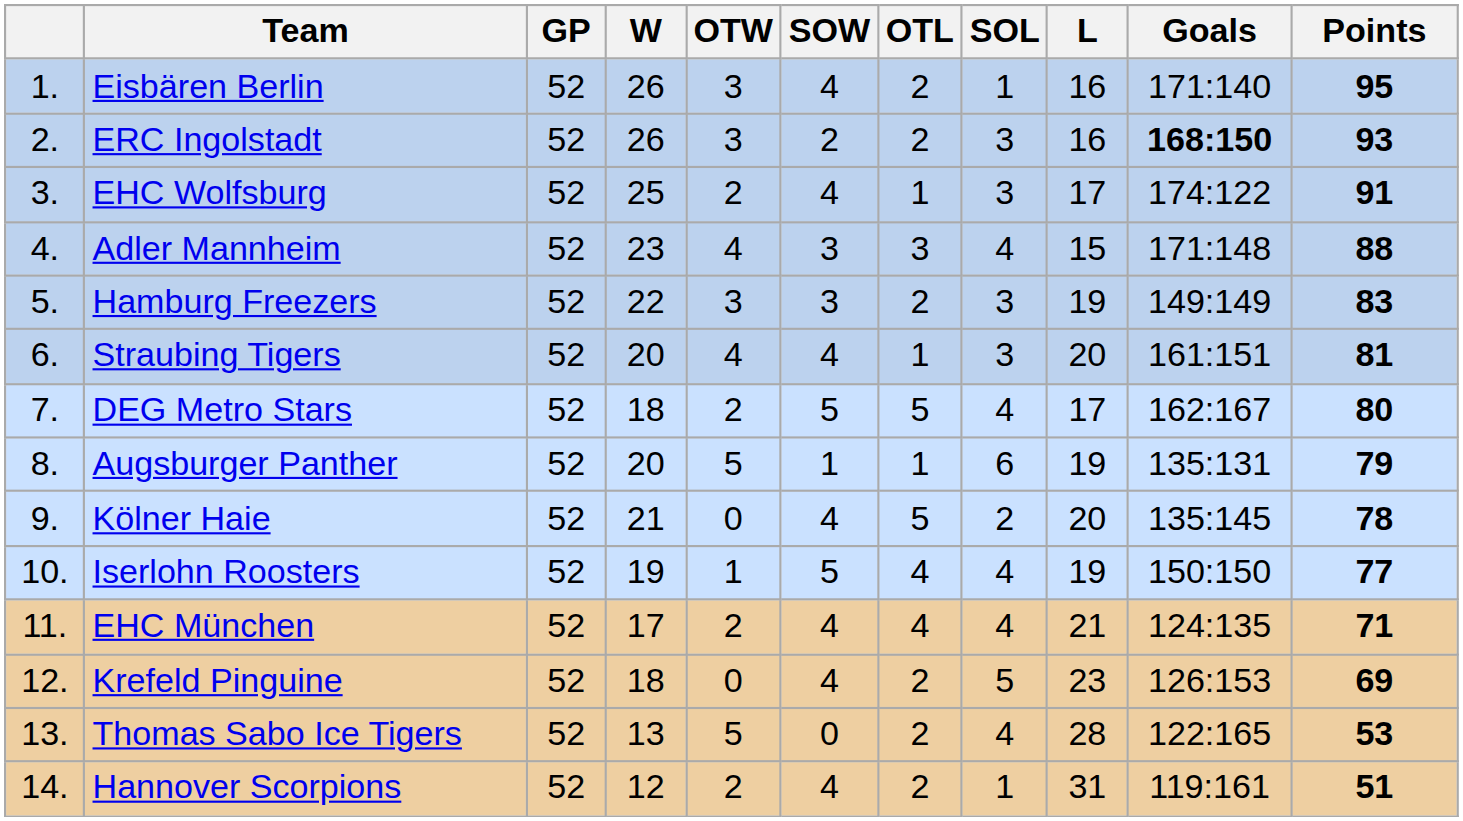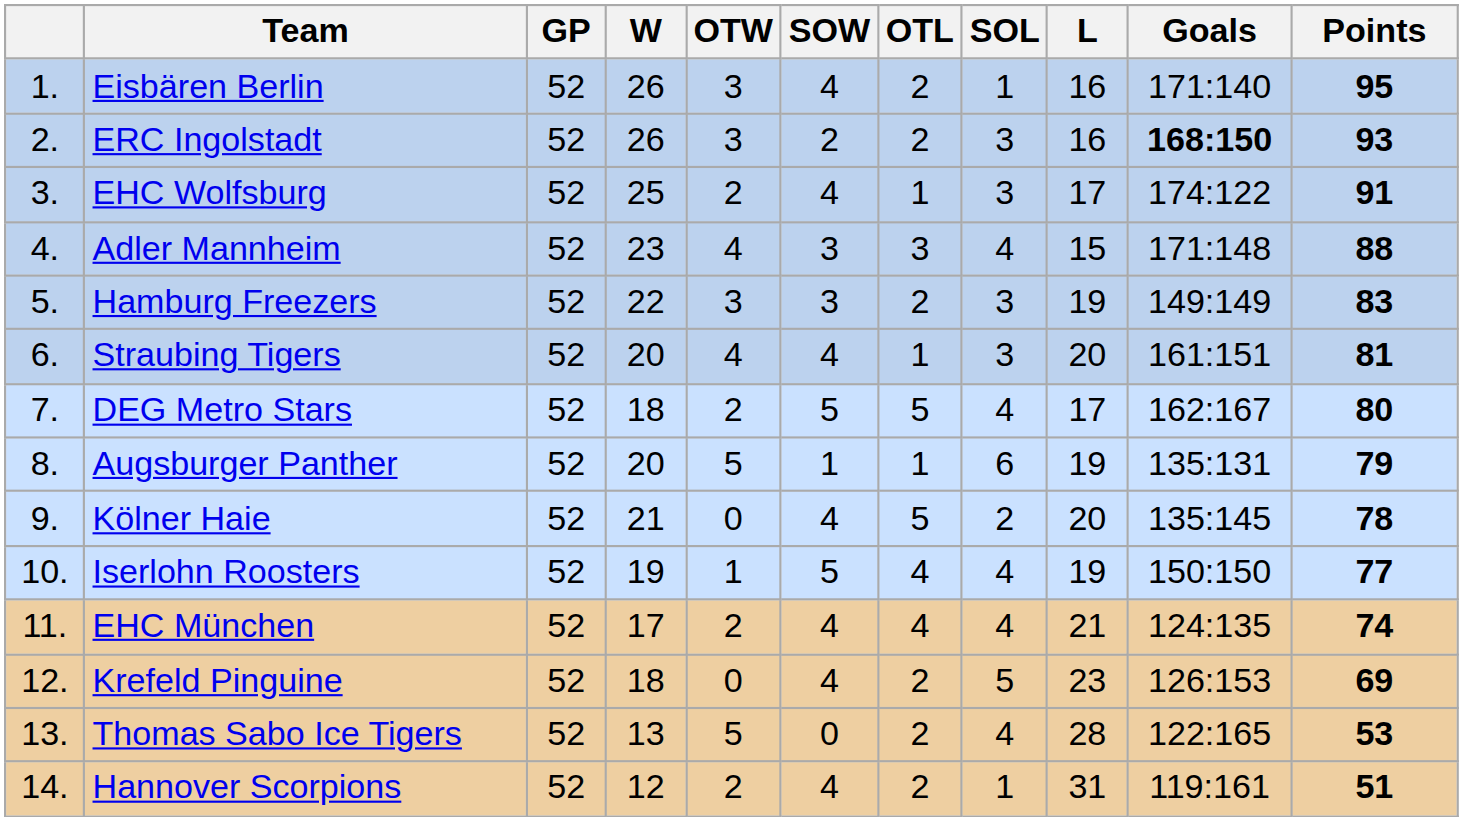(1374, 626) 71 -> (1374, 626) 74
